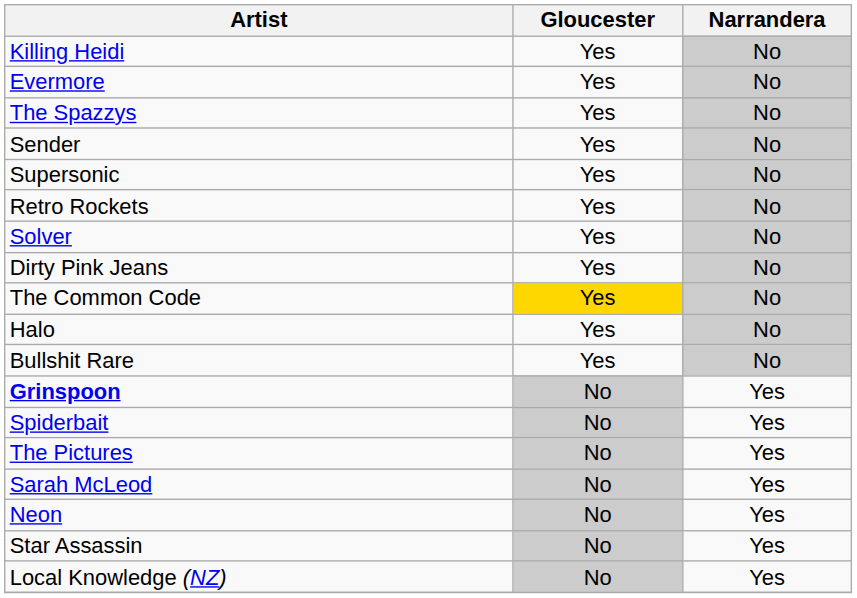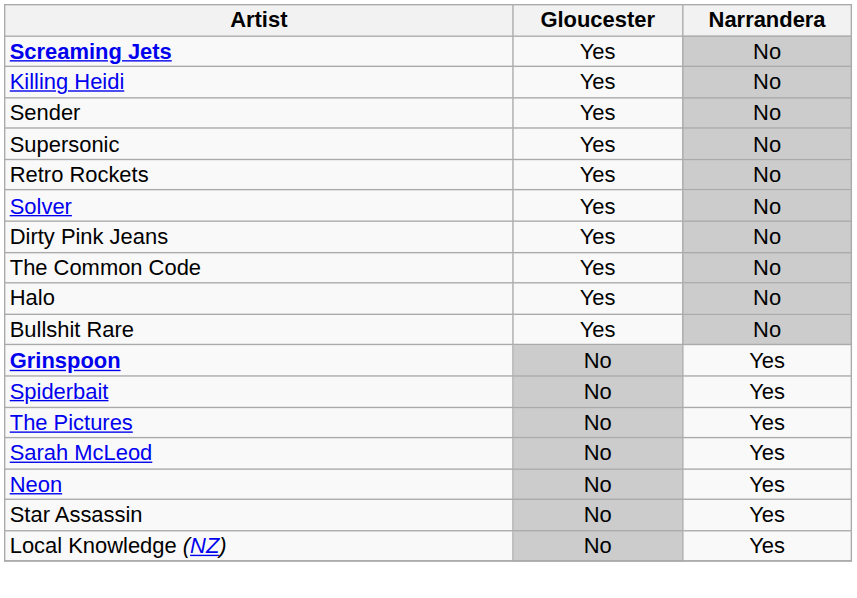+ row: (91, 51)
- row: (57, 82)
- row: (73, 113)
(598, 298) gold background -> (598, 267) no background
